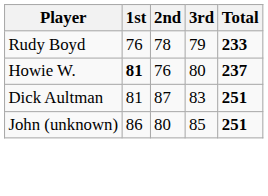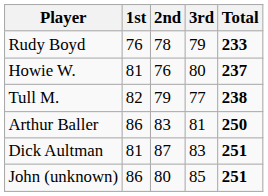(134, 71) bold -> (134, 71) normal
+ row: (34, 97)
+ row: (53, 124)
